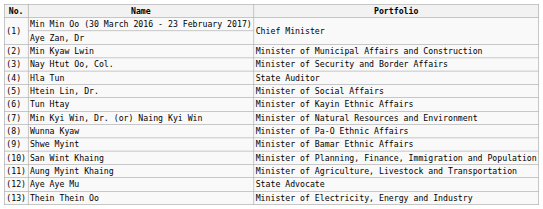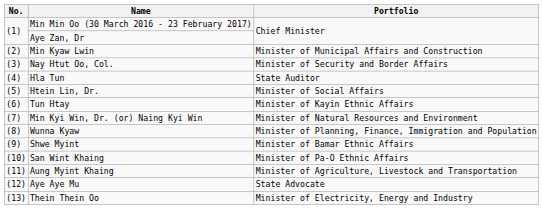(332, 131) Minister of Pa-O Ethnic Affairs -> (396, 131) Minister of Planning, Finance, Immigration and Population
(396, 158) Minister of Planning, Finance, Immigration and Population -> (332, 158) Minister of Pa-O Ethnic Affairs
